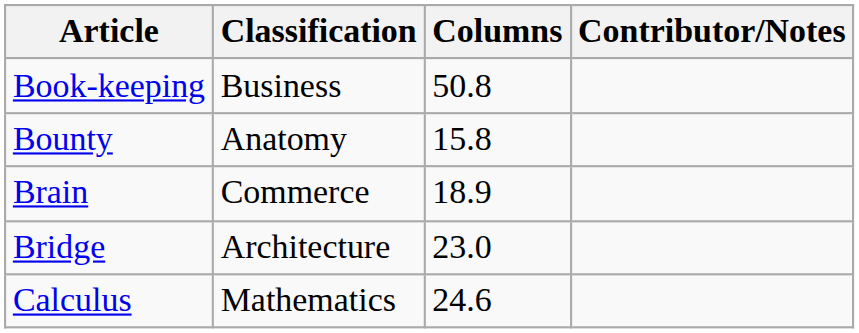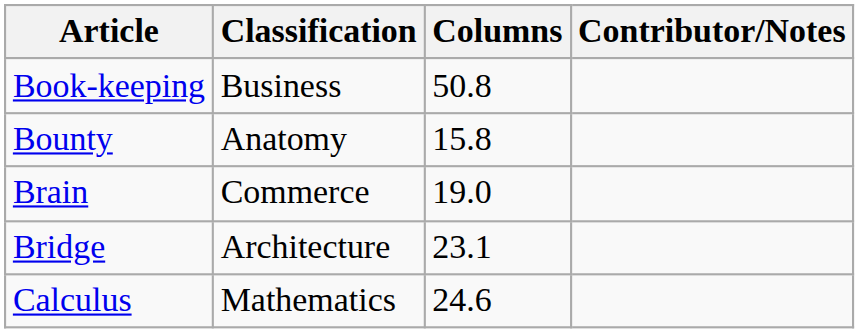(462, 192) 18.9 -> (462, 192) 19.0
(462, 246) 23.0 -> (462, 246) 23.1
